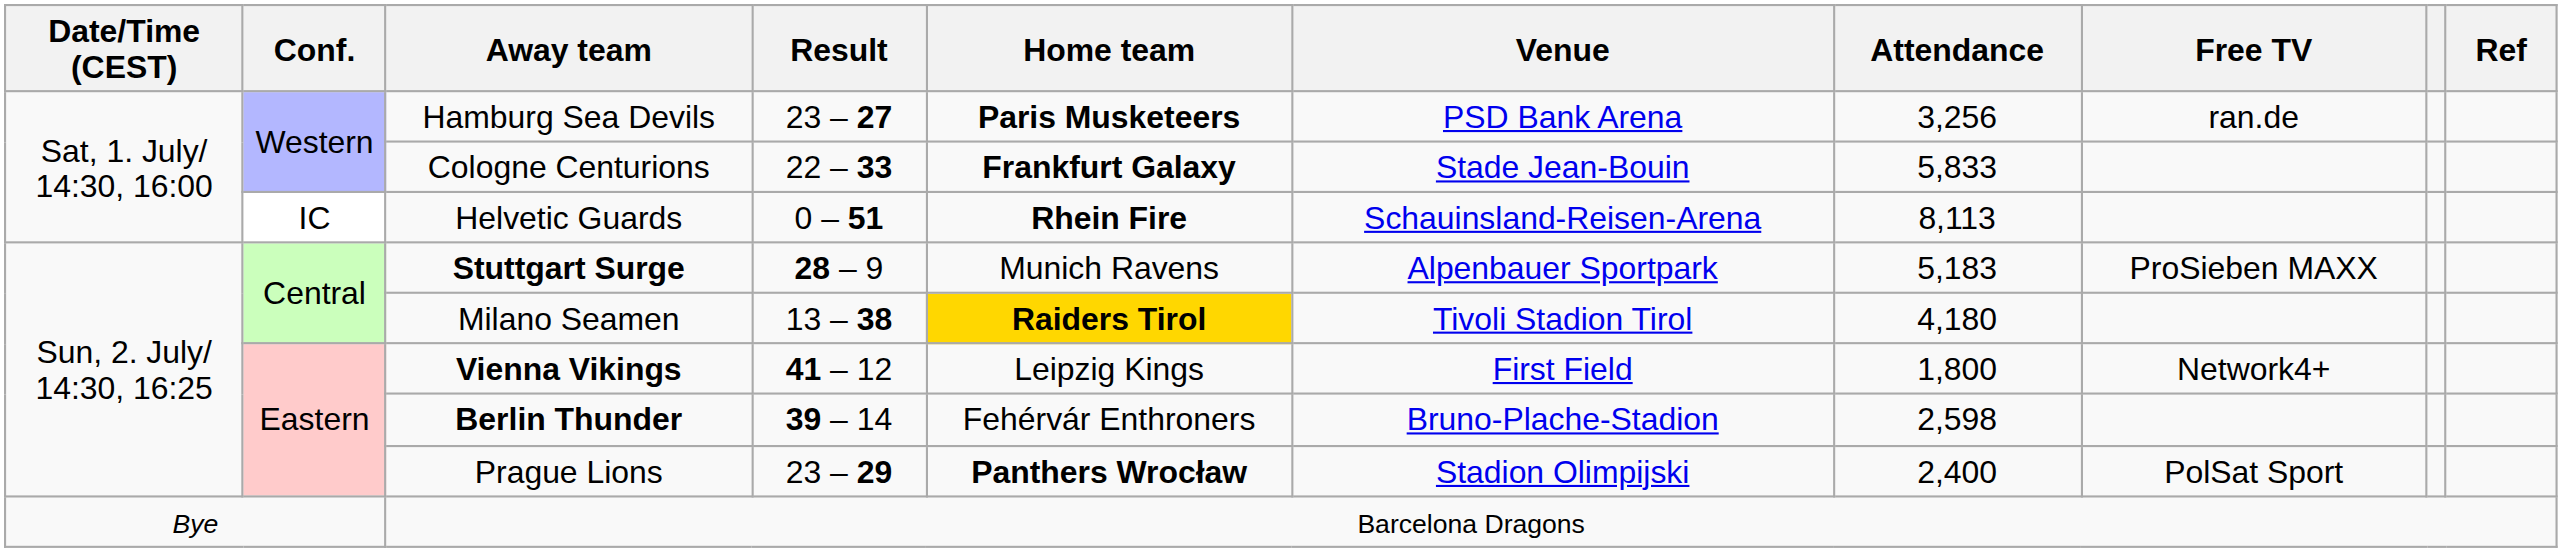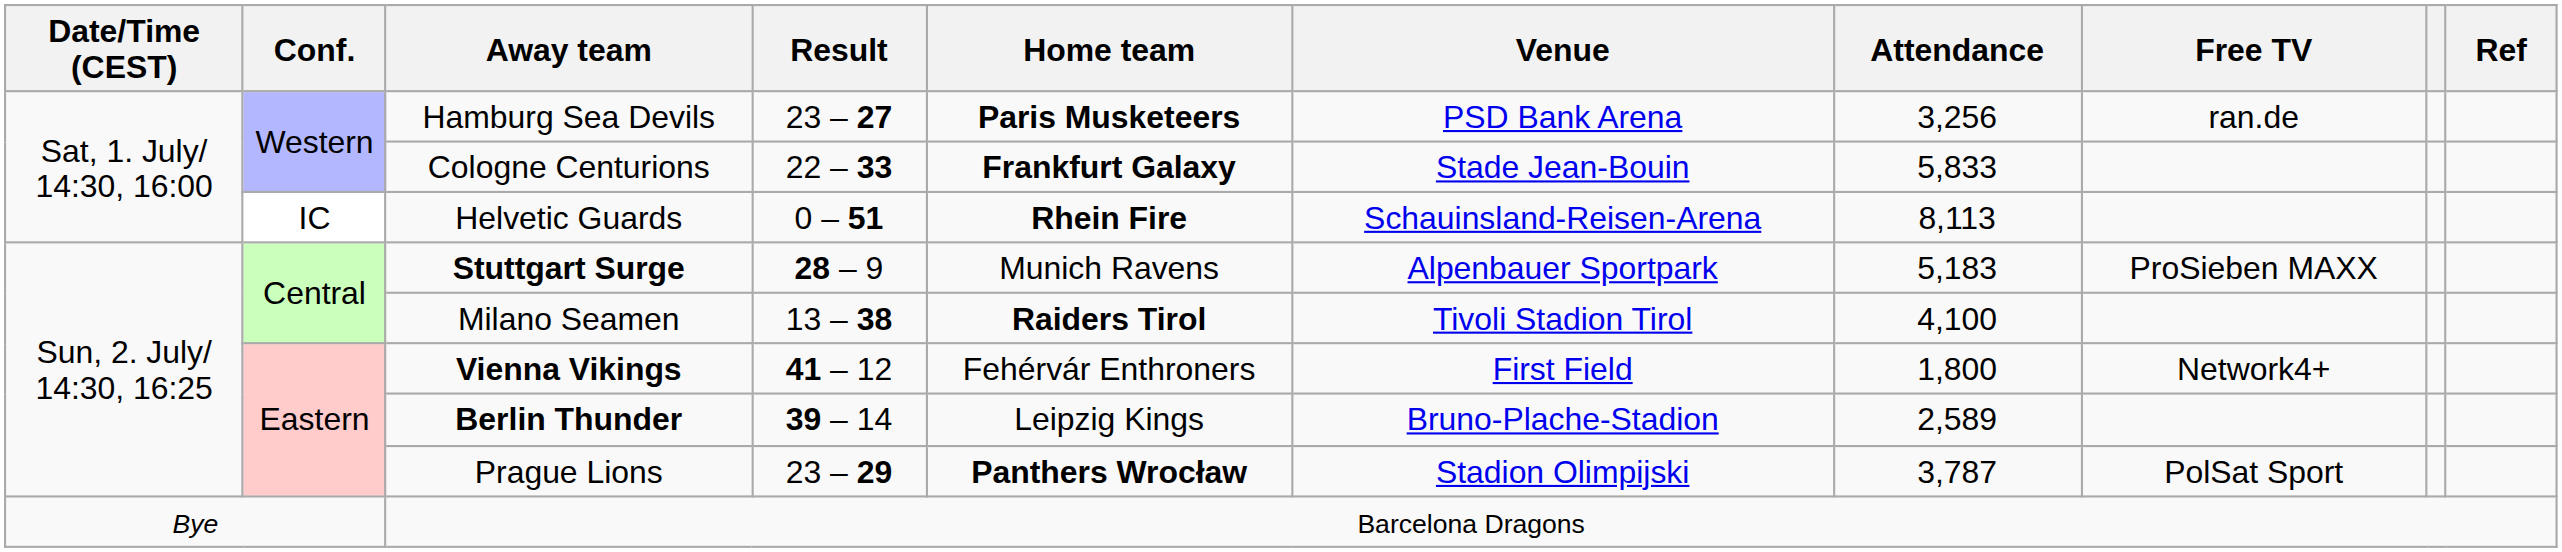(1109, 319) gold background -> (1109, 319) no background
(1957, 319) 4,180 -> (1957, 319) 4,100
(1109, 369) Leipzig Kings -> (1109, 369) Fehérvár Enthroners
(1109, 420) Fehérvár Enthroners -> (1109, 420) Leipzig Kings
(1957, 420) 2,598 -> (1957, 420) 2,589
(1957, 470) 2,400 -> (1957, 470) 3,787
